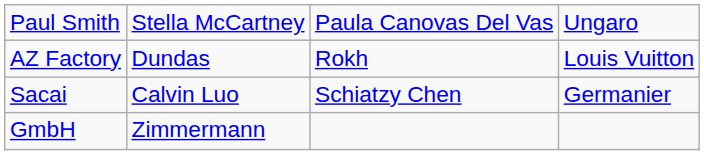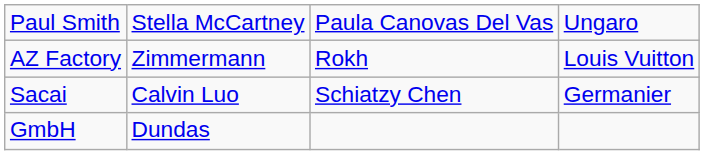(171, 58) Dundas -> (198, 58) Zimmermann
(198, 130) Zimmermann -> (171, 130) Dundas
